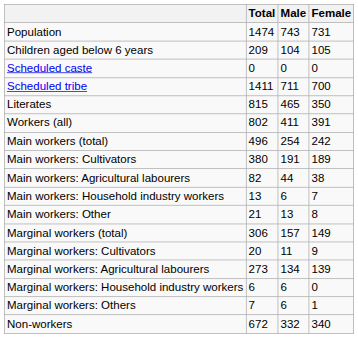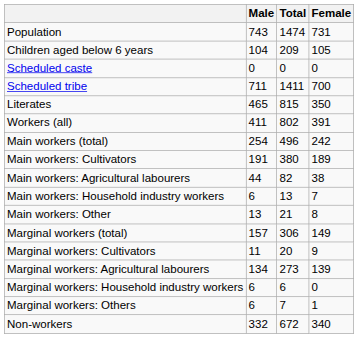columns swapped: (262, 13) <-> (293, 13)
